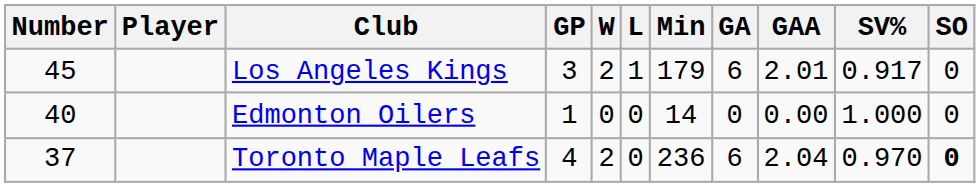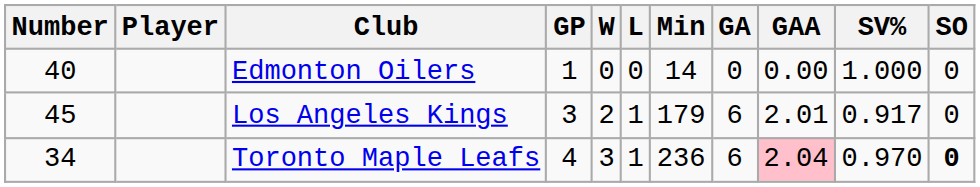rows swapped: (370, 71) <-> (354, 115)
(60, 159) 37 -> (60, 159) 34
(607, 159) 2 -> (607, 159) 3
(636, 159) 0 -> (636, 159) 1
(796, 159) no background -> (796, 159) pink background
